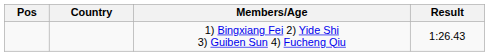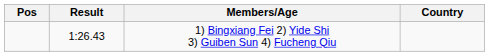columns swapped: (92, 13) <-> (447, 13)
